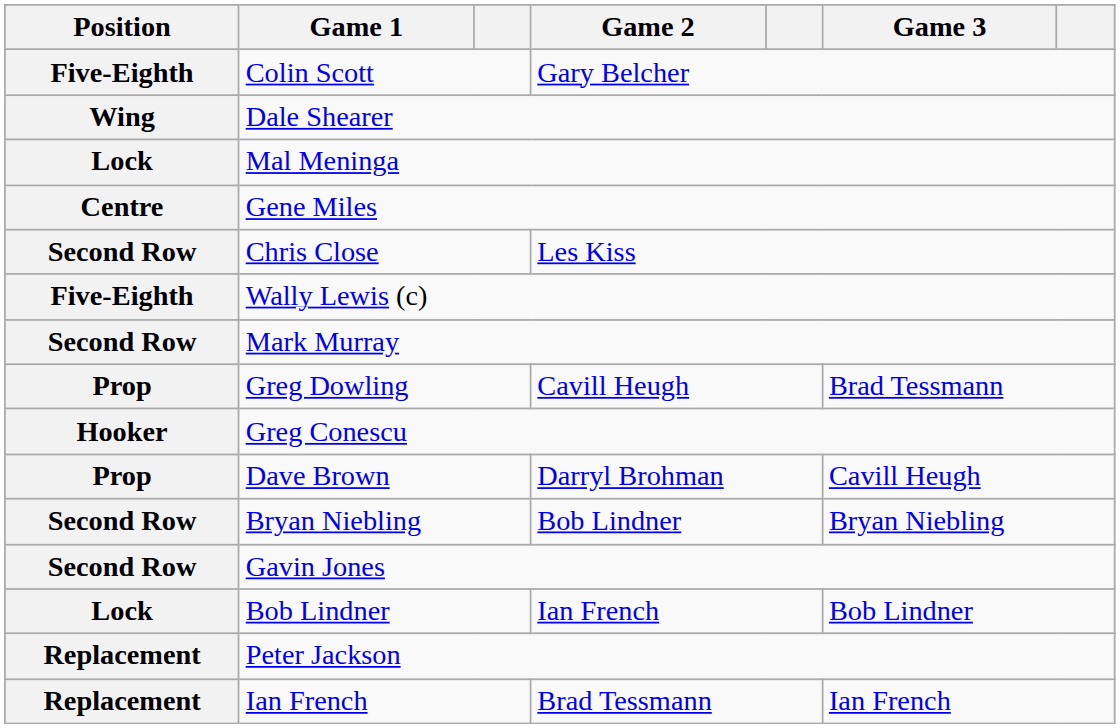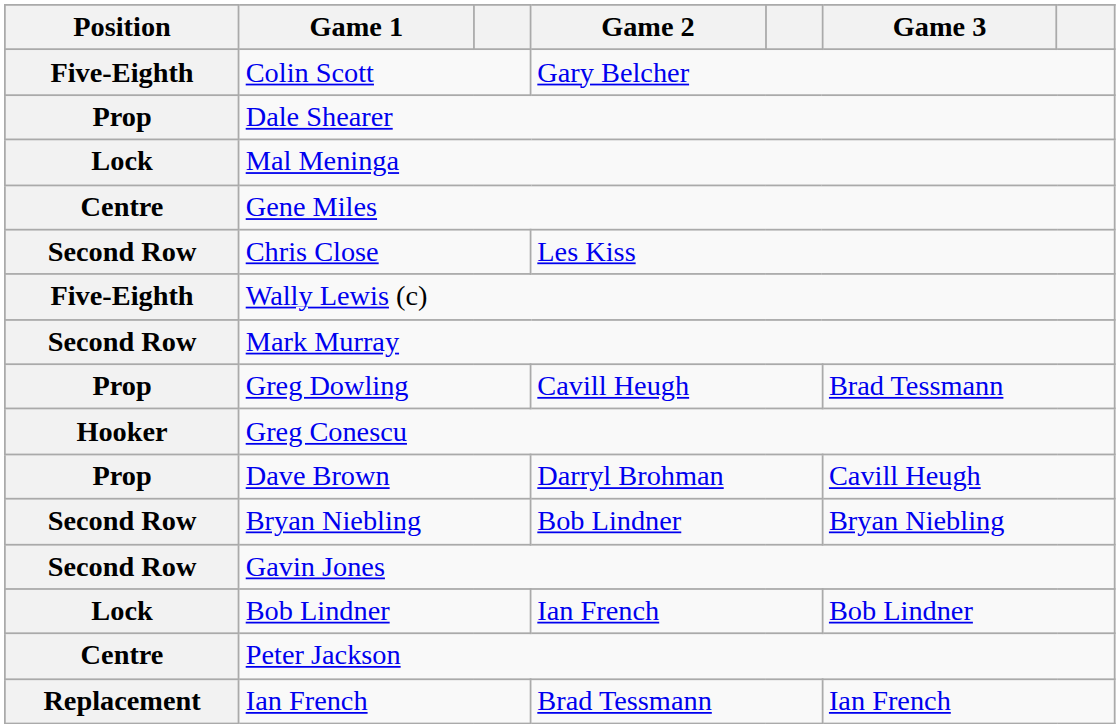(122, 116) Wing -> (122, 116) Prop
(122, 655) Replacement -> (122, 655) Centre
